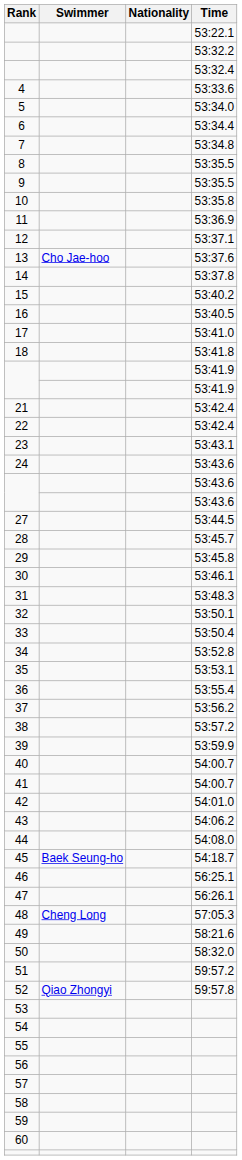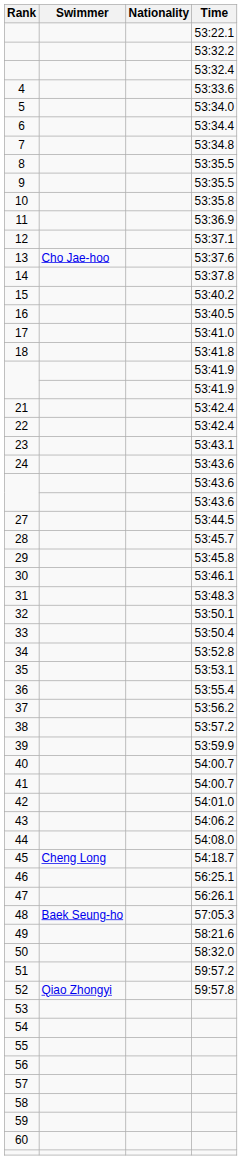(82, 858) Baek Seung-ho -> (74, 858) Cheng Long
(74, 915) Cheng Long -> (82, 915) Baek Seung-ho
